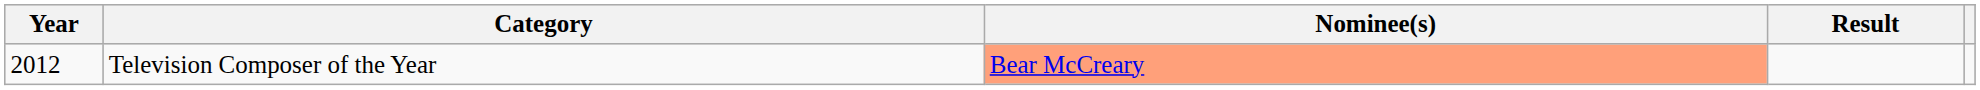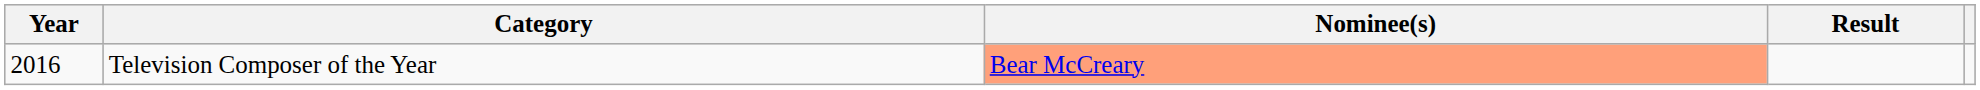(35, 63) 2012 -> (35, 63) 2016
